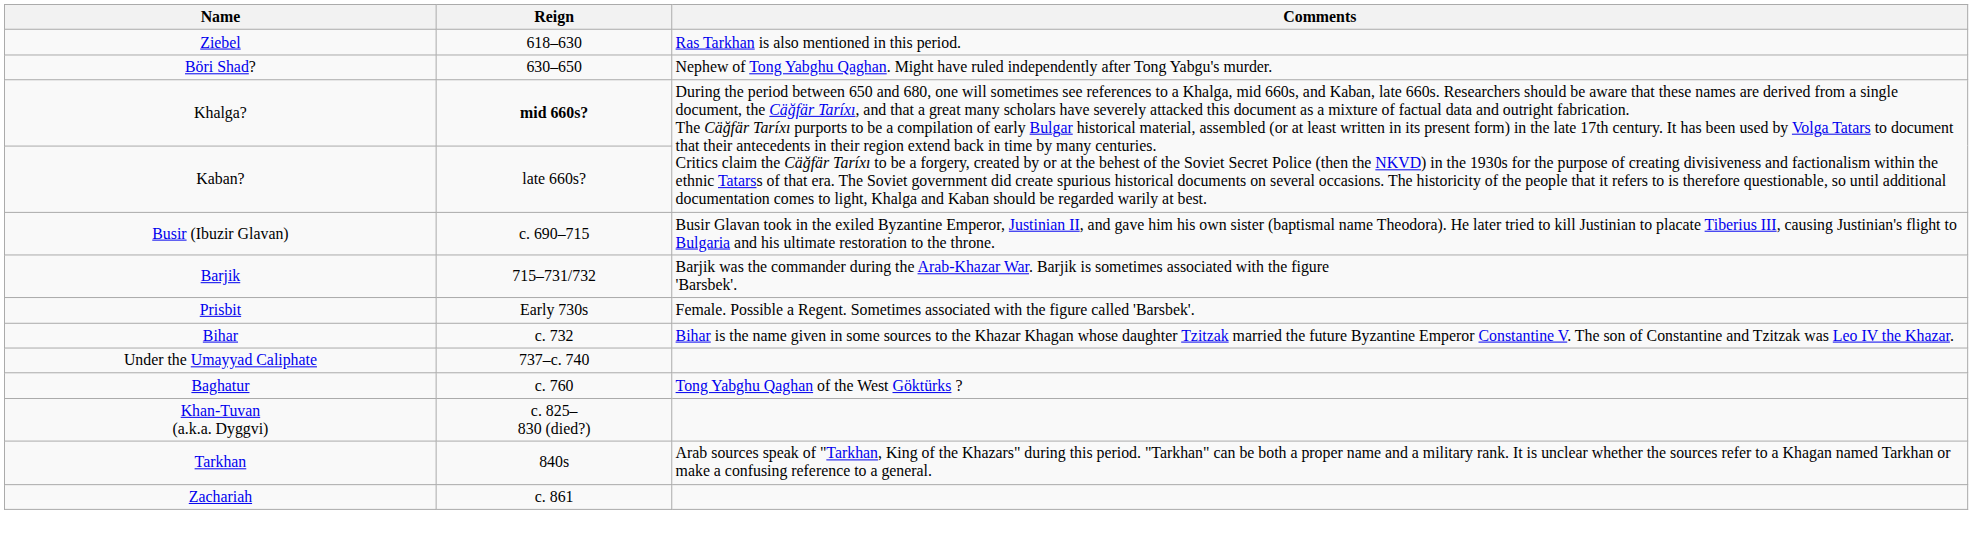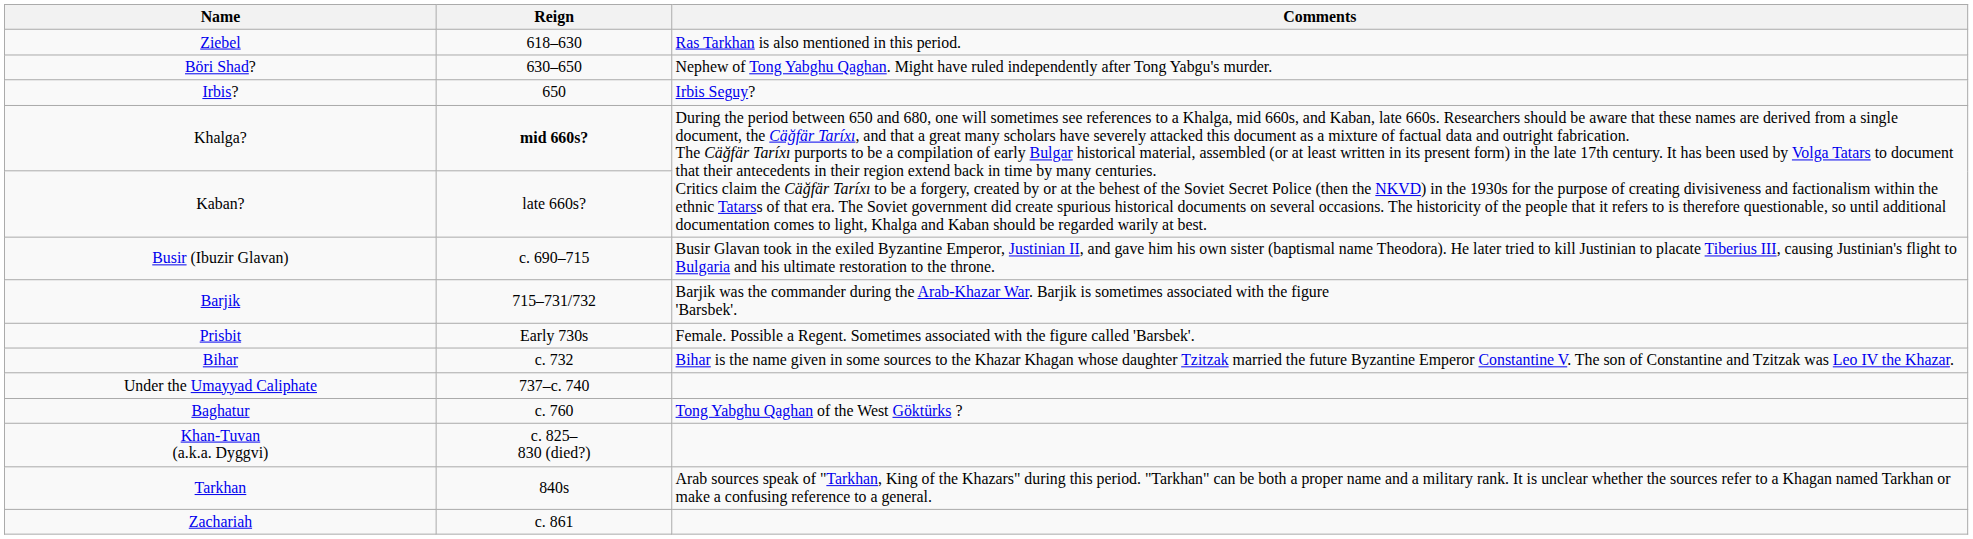+ row: (220, 92)
